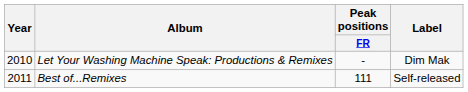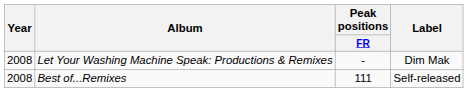(20, 60) 2010 -> (20, 60) 2008
(20, 78) 2011 -> (20, 78) 2008
